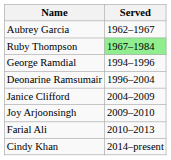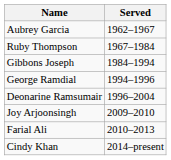(131, 46) lightgreen background -> (131, 46) no background
+ row: (40, 63)
- row: (38, 96)
